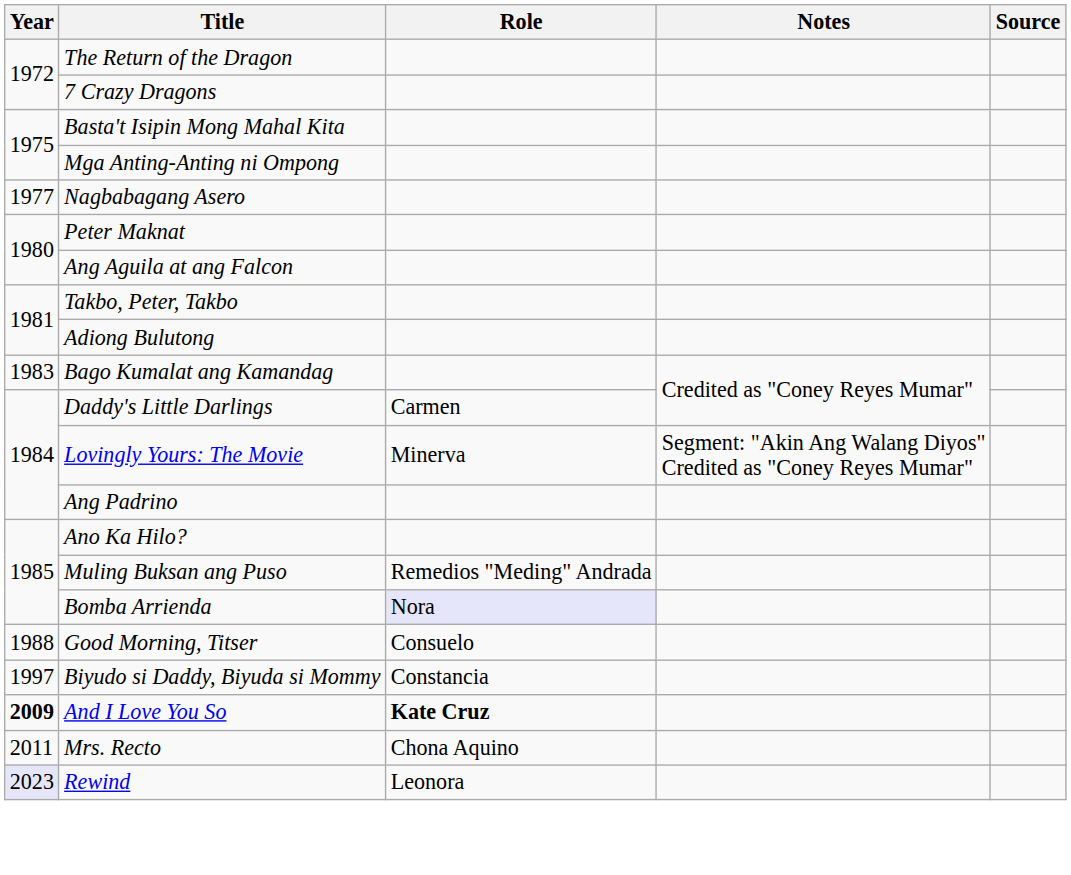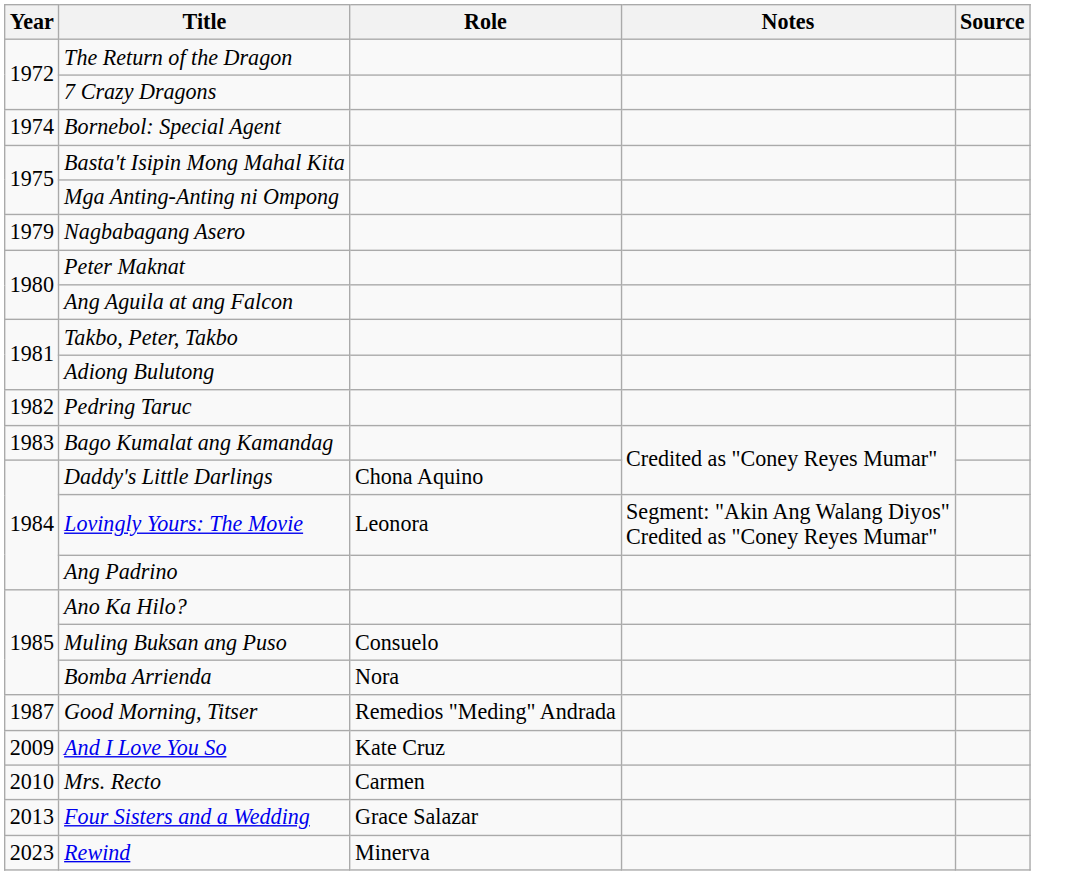+ row: (172, 127)
(32, 197) 1977 -> (32, 232) 1979
+ row: (128, 407)
(426, 407) Carmen -> (419, 477) Chona Aquino
(428, 454) Minerva -> (392, 524) Leonora
(521, 572) Remedios "Meding" Andrada -> (397, 642) Consuelo
(413, 607) lavender background -> (377, 677) no background
(32, 642) 1988 -> (32, 712) 1987
(432, 642) Consuelo -> (485, 712) Remedios "Meding" Andrada
- row: (222, 677)
(32, 712) bold -> (32, 747) normal
(440, 712) bold -> (400, 747) normal
(31, 747) 2011 -> (32, 782) 2010
(455, 747) Chona Aquino -> (390, 782) Carmen
+ row: (187, 817)
(32, 782) lavender background -> (32, 852) no background
(428, 782) Leonora -> (392, 852) Minerva
